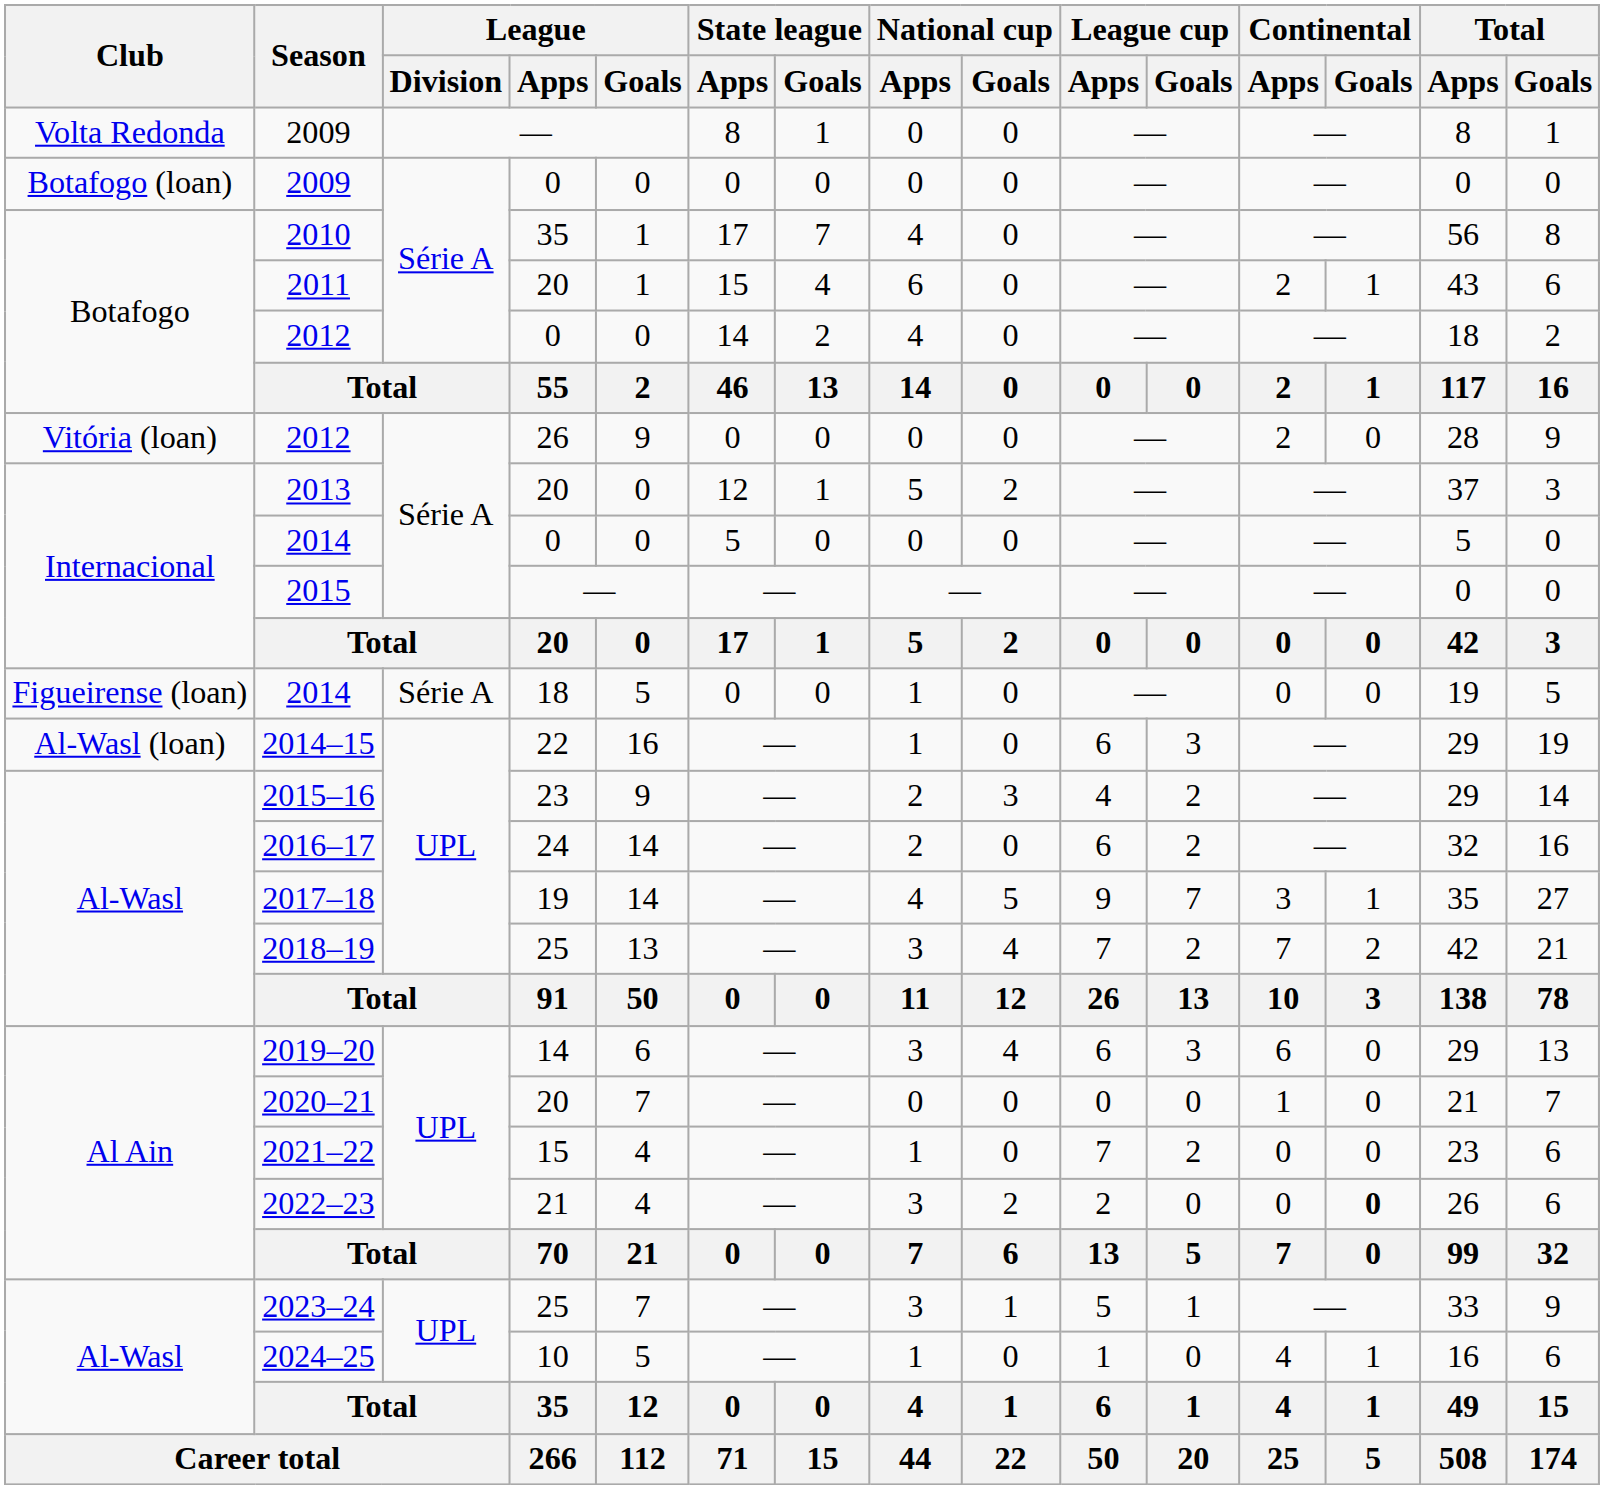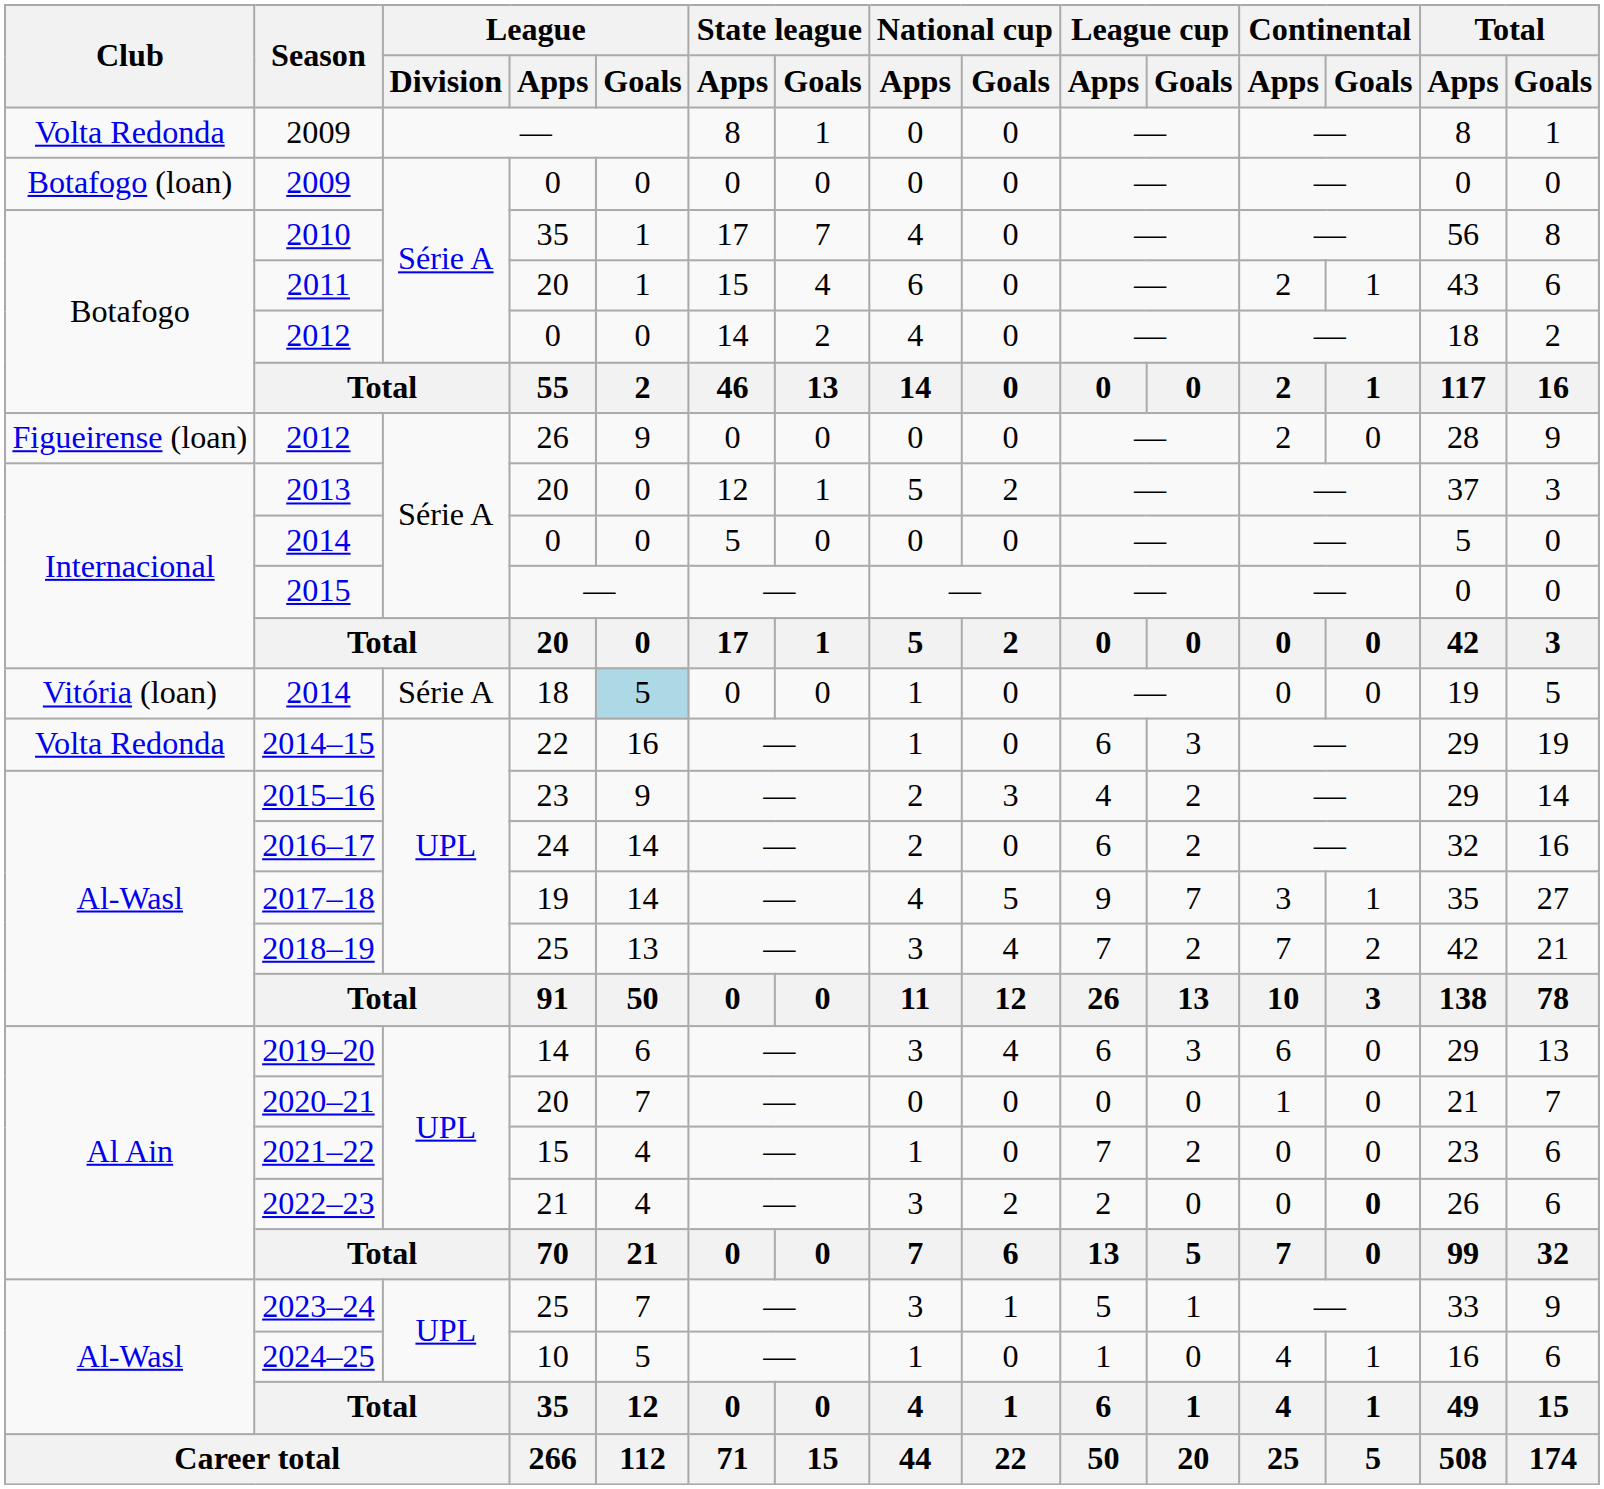(130, 438) Vitória (loan) -> (130, 438) Figueirense (loan)
(130, 693) Figueirense (loan) -> (130, 693) Vitória (loan)
(643, 693) no background -> (643, 693) lightblue background
(130, 744) Al-Wasl (loan) -> (130, 744) Volta Redonda
